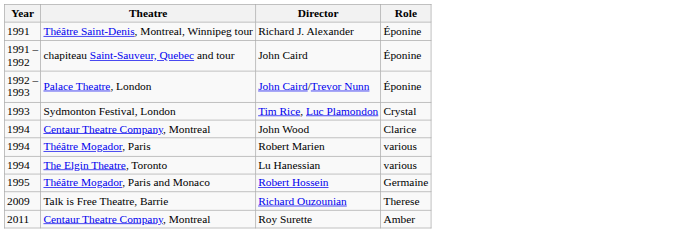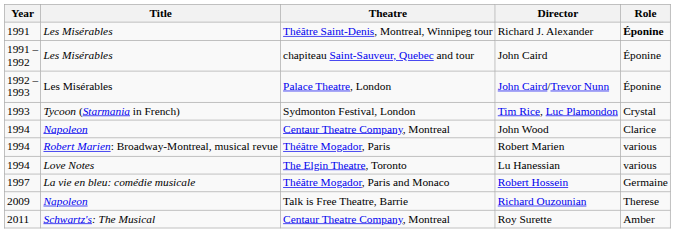+ column: (161, 13)
(402, 31) normal -> (643, 31) bold
(18, 183) 1995 -> (18, 183) 1997
